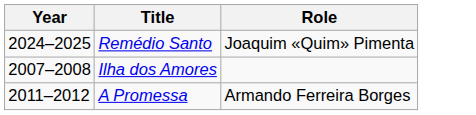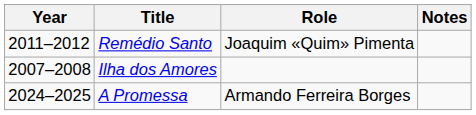+ column: (445, 17)
(50, 43) 2024–2025 -> (49, 43) 2011–2012
(49, 95) 2011–2012 -> (50, 95) 2024–2025
